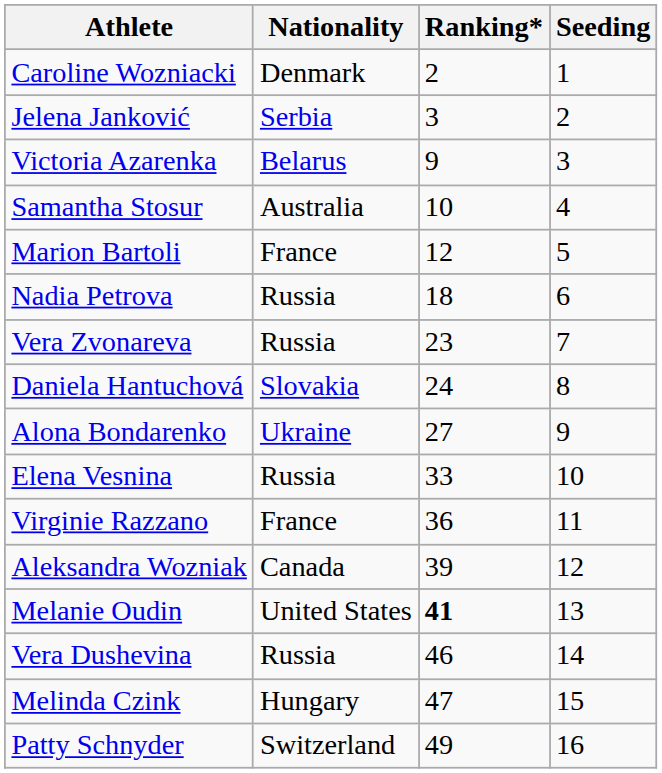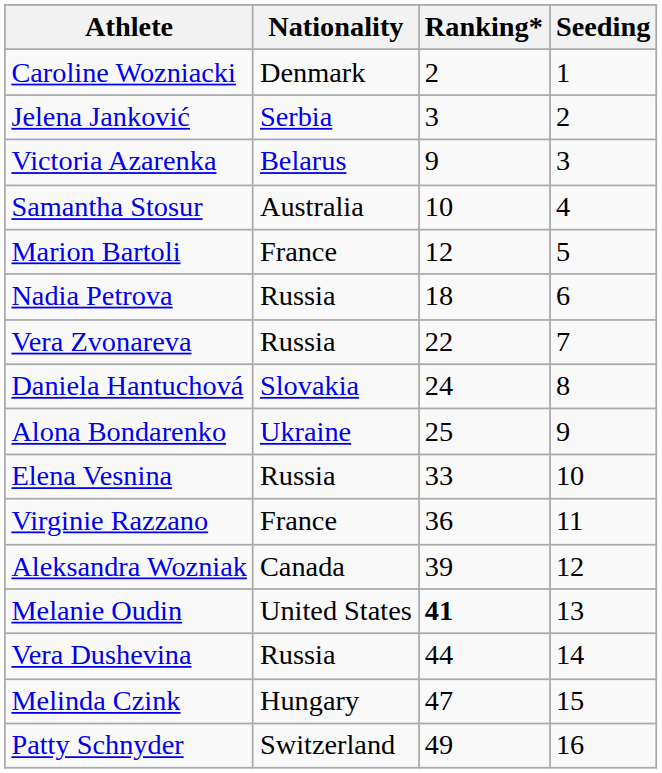(439, 341) 23 -> (439, 341) 22
(439, 431) 27 -> (439, 431) 25
(439, 655) 46 -> (439, 655) 44
